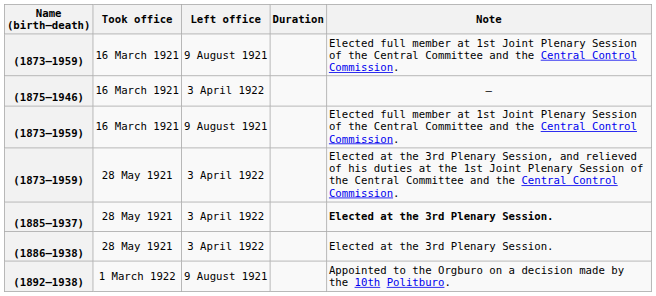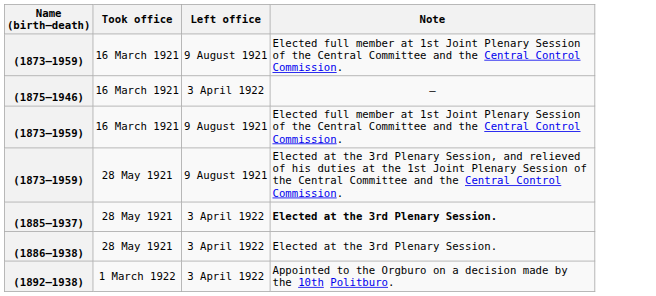- column: (298, 19)
(226, 175) 3 April 1922 -> (226, 175) 9 August 1921
(226, 276) 9 August 1921 -> (226, 276) 3 April 1922
